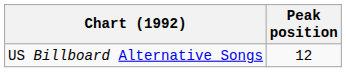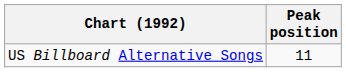(304, 56) 12 -> (304, 56) 11
